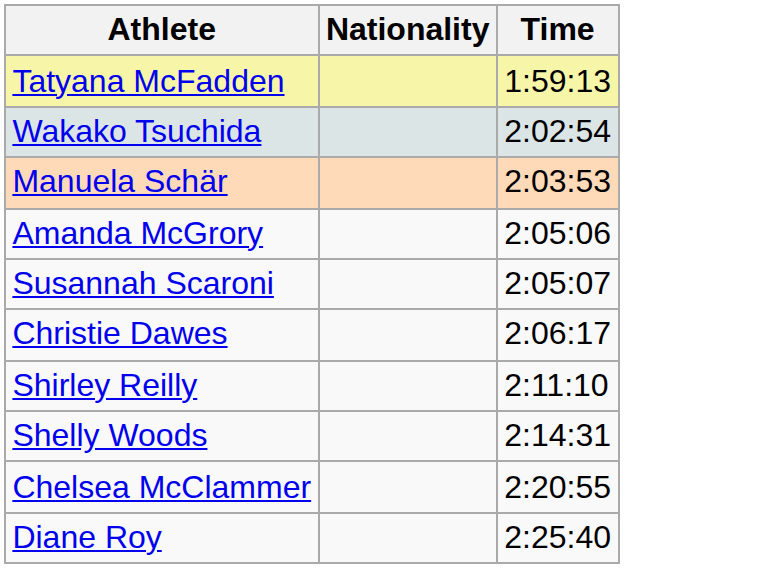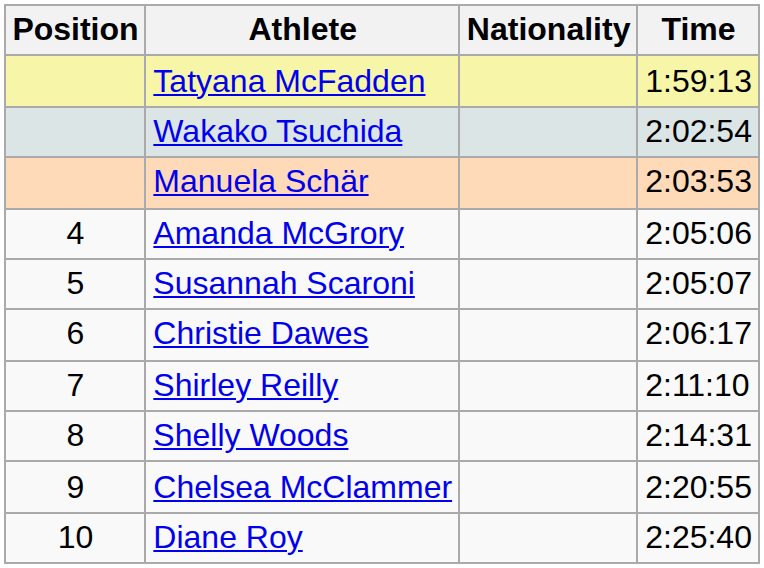+ column: (75, 29)
